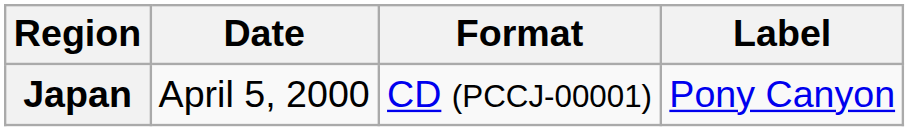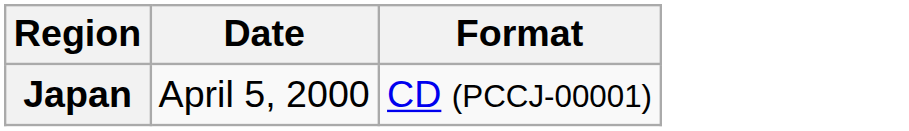- column: (782, 34)
